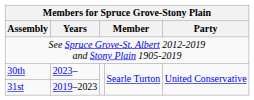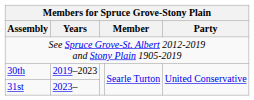(65, 71) 2023– -> (75, 71) 2019–2023
(75, 87) 2019–2023 -> (65, 87) 2023–
